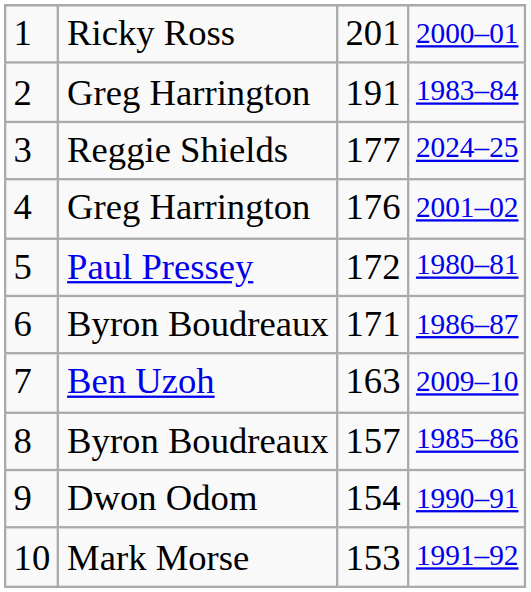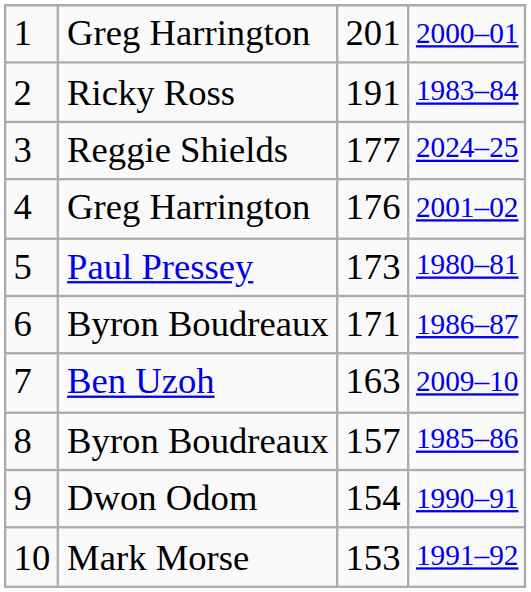(151, 33) Ricky Ross -> (189, 33) Greg Harrington
(189, 91) Greg Harrington -> (151, 91) Ricky Ross
(373, 265) 172 -> (373, 265) 173
